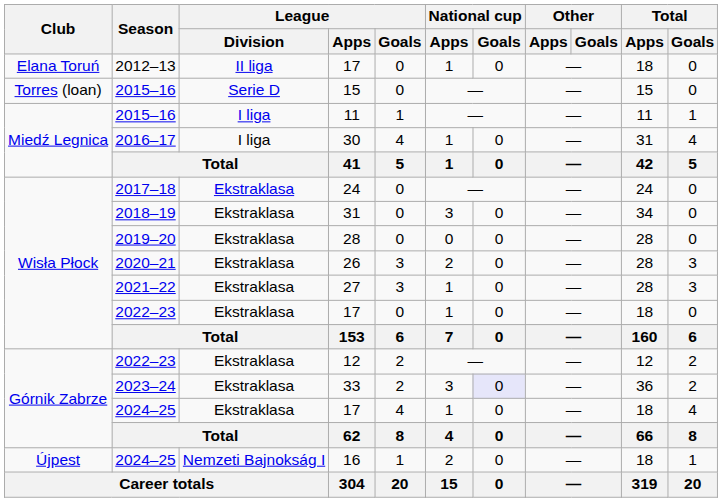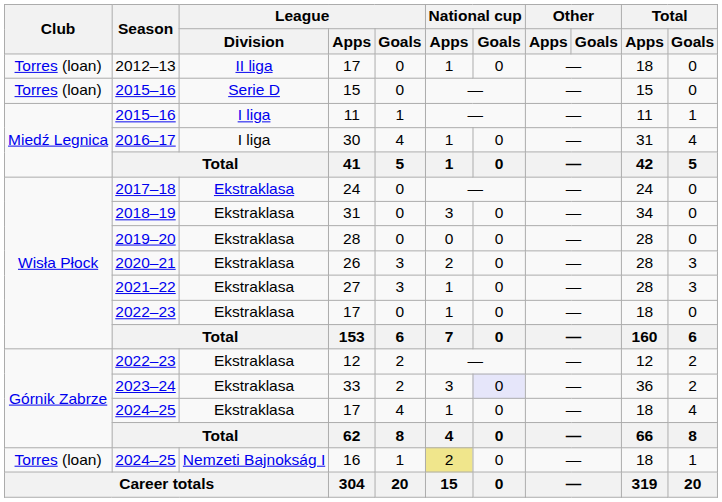(58, 66) Elana Toruń -> (58, 66) Torres (loan)
(58, 459) Újpest -> (58, 459) Torres (loan)
(449, 459) no background -> (449, 459) khaki background
